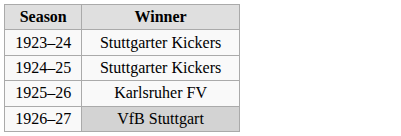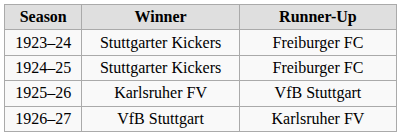+ column: (318, 17)
(161, 118) lightgrey background -> (161, 118) no background
